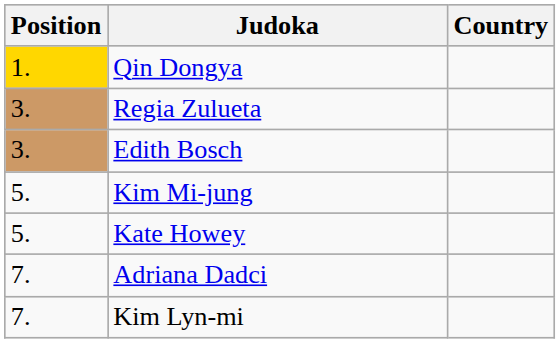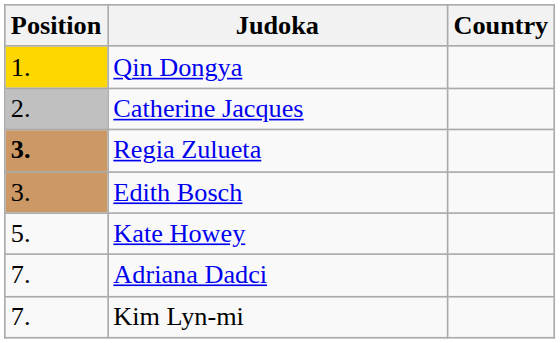+ row: (208, 108)
(21, 108) normal -> (21, 150) bold
- row: (183, 191)
